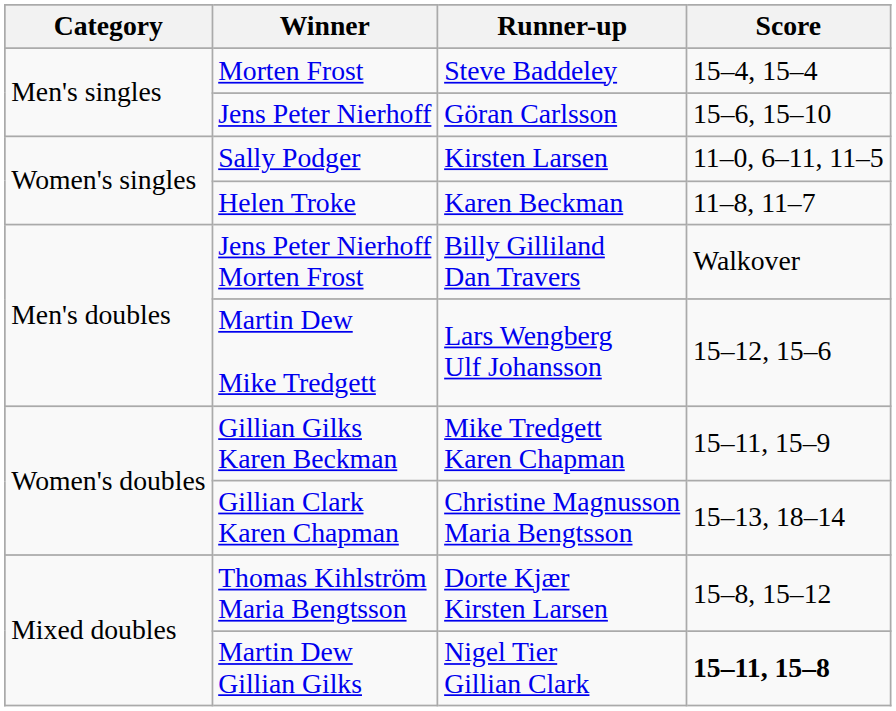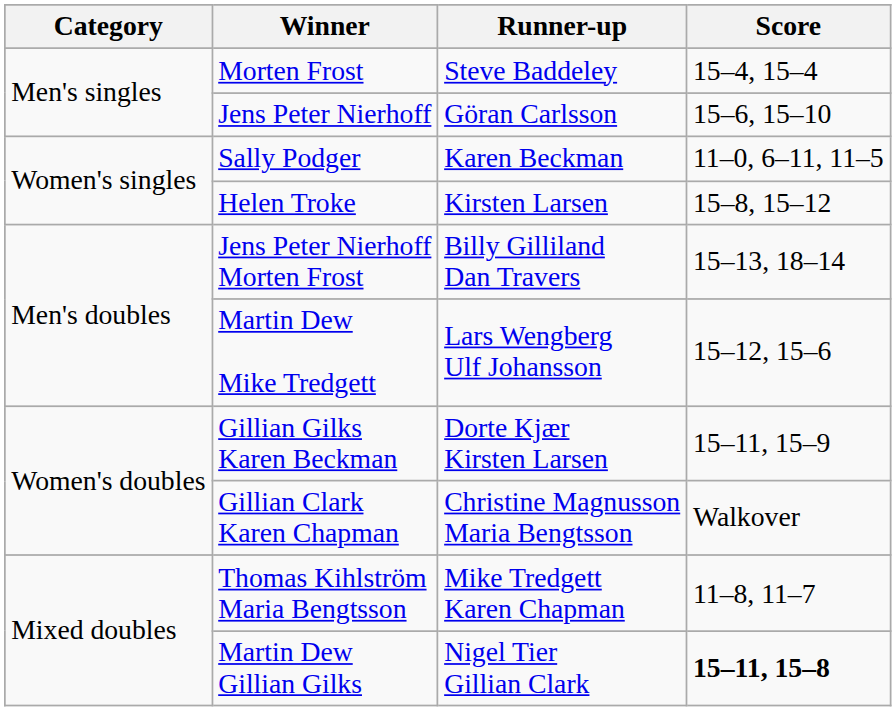(526, 158) Kirsten Larsen -> (534, 158) Karen Beckman
(534, 202) Karen Beckman -> (526, 202) Kirsten Larsen
(754, 202) 11–8, 11–7 -> (762, 202) 15–8, 15–12
(746, 261) Walkover -> (769, 261) 15–13, 18–14
(534, 442) Mike Tredgett Karen Chapman -> (526, 442) Dorte Kjær Kirsten Larsen
(769, 517) 15–13, 18–14 -> (746, 517) Walkover
(526, 592) Dorte Kjær Kirsten Larsen -> (534, 592) Mike Tredgett Karen Chapman
(762, 592) 15–8, 15–12 -> (754, 592) 11–8, 11–7
